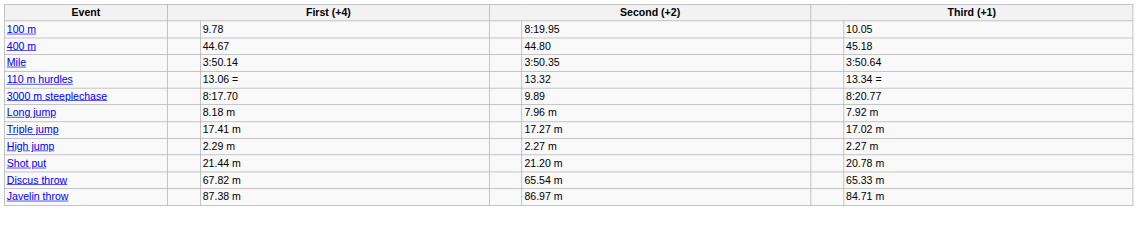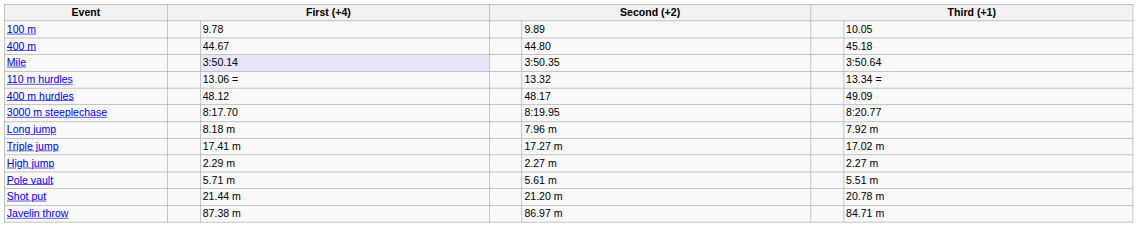(542, 29) 8:19.95 -> (535, 29) 9.89
(220, 63) no background -> (220, 63) lavender background
+ row: (40, 96)
(535, 96) 9.89 -> (542, 113) 8:19.95
+ row: (30, 180)
- row: (37, 180)
